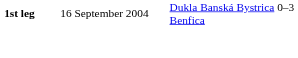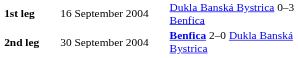+ row: (22, 42)
